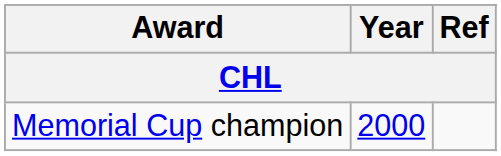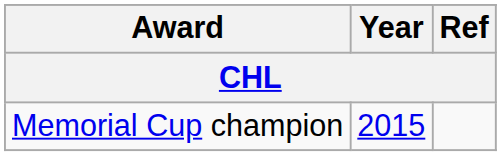(391, 125) 2000 -> (391, 125) 2015
